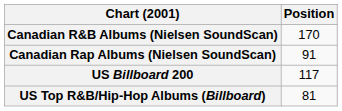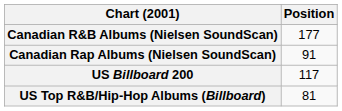(309, 34) 170 -> (309, 34) 177
